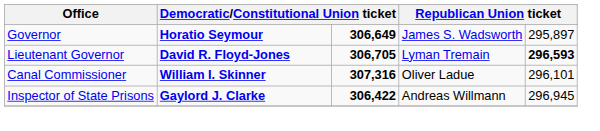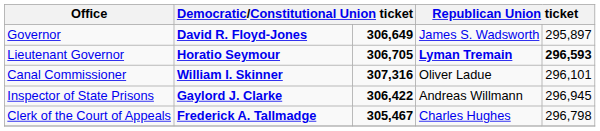(211, 34) Horatio Seymour -> (242, 34) David R. Floyd-Jones
(225, 55) David R. Floyd-Jones -> (228, 55) Horatio Seymour
(446, 55) normal -> (466, 55) bold
+ row: (89, 116)
